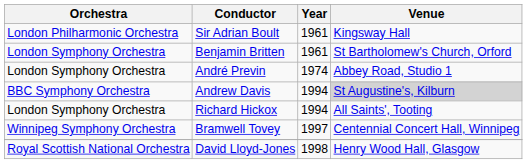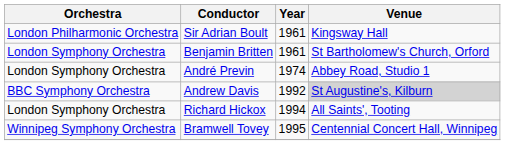(314, 91) 1994 -> (292, 91) 1992
(314, 129) 1997 -> (292, 129) 1995
- row: (245, 149)
